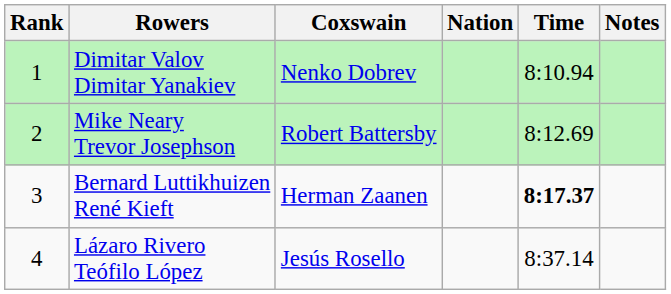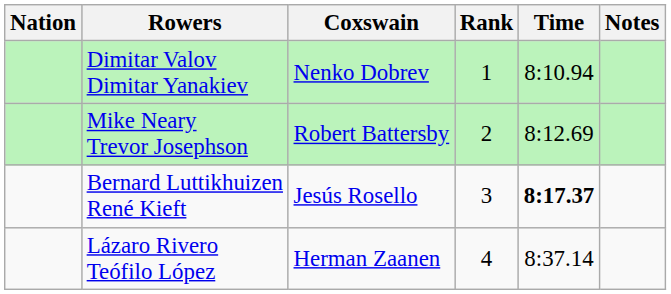columns swapped: (37, 22) <-> (480, 22)
(354, 195) Herman Zaanen -> (356, 195) Jesús Rosello
(343, 257) Jesús Rosello -> (367, 257) Herman Zaanen
